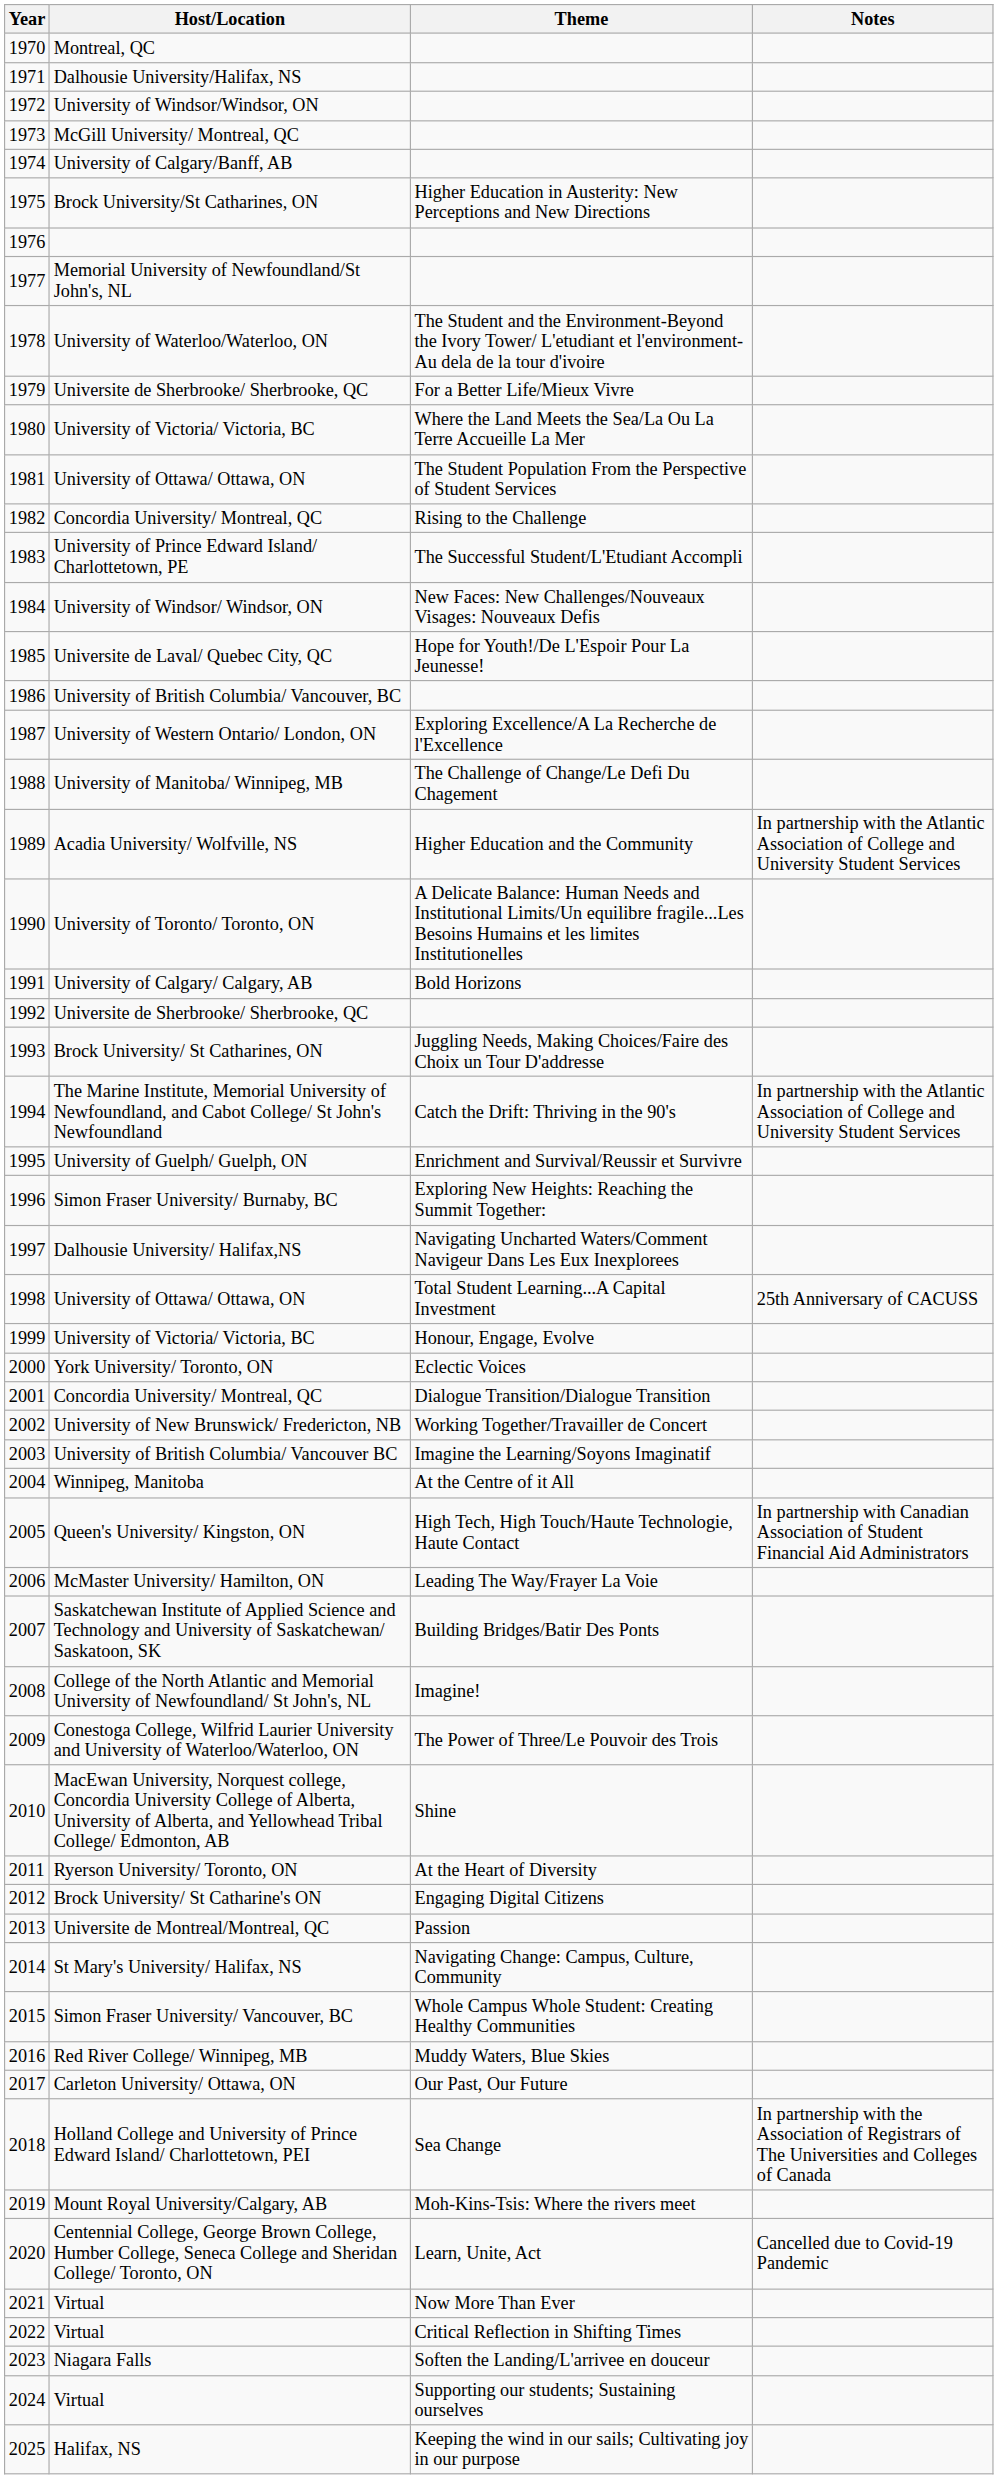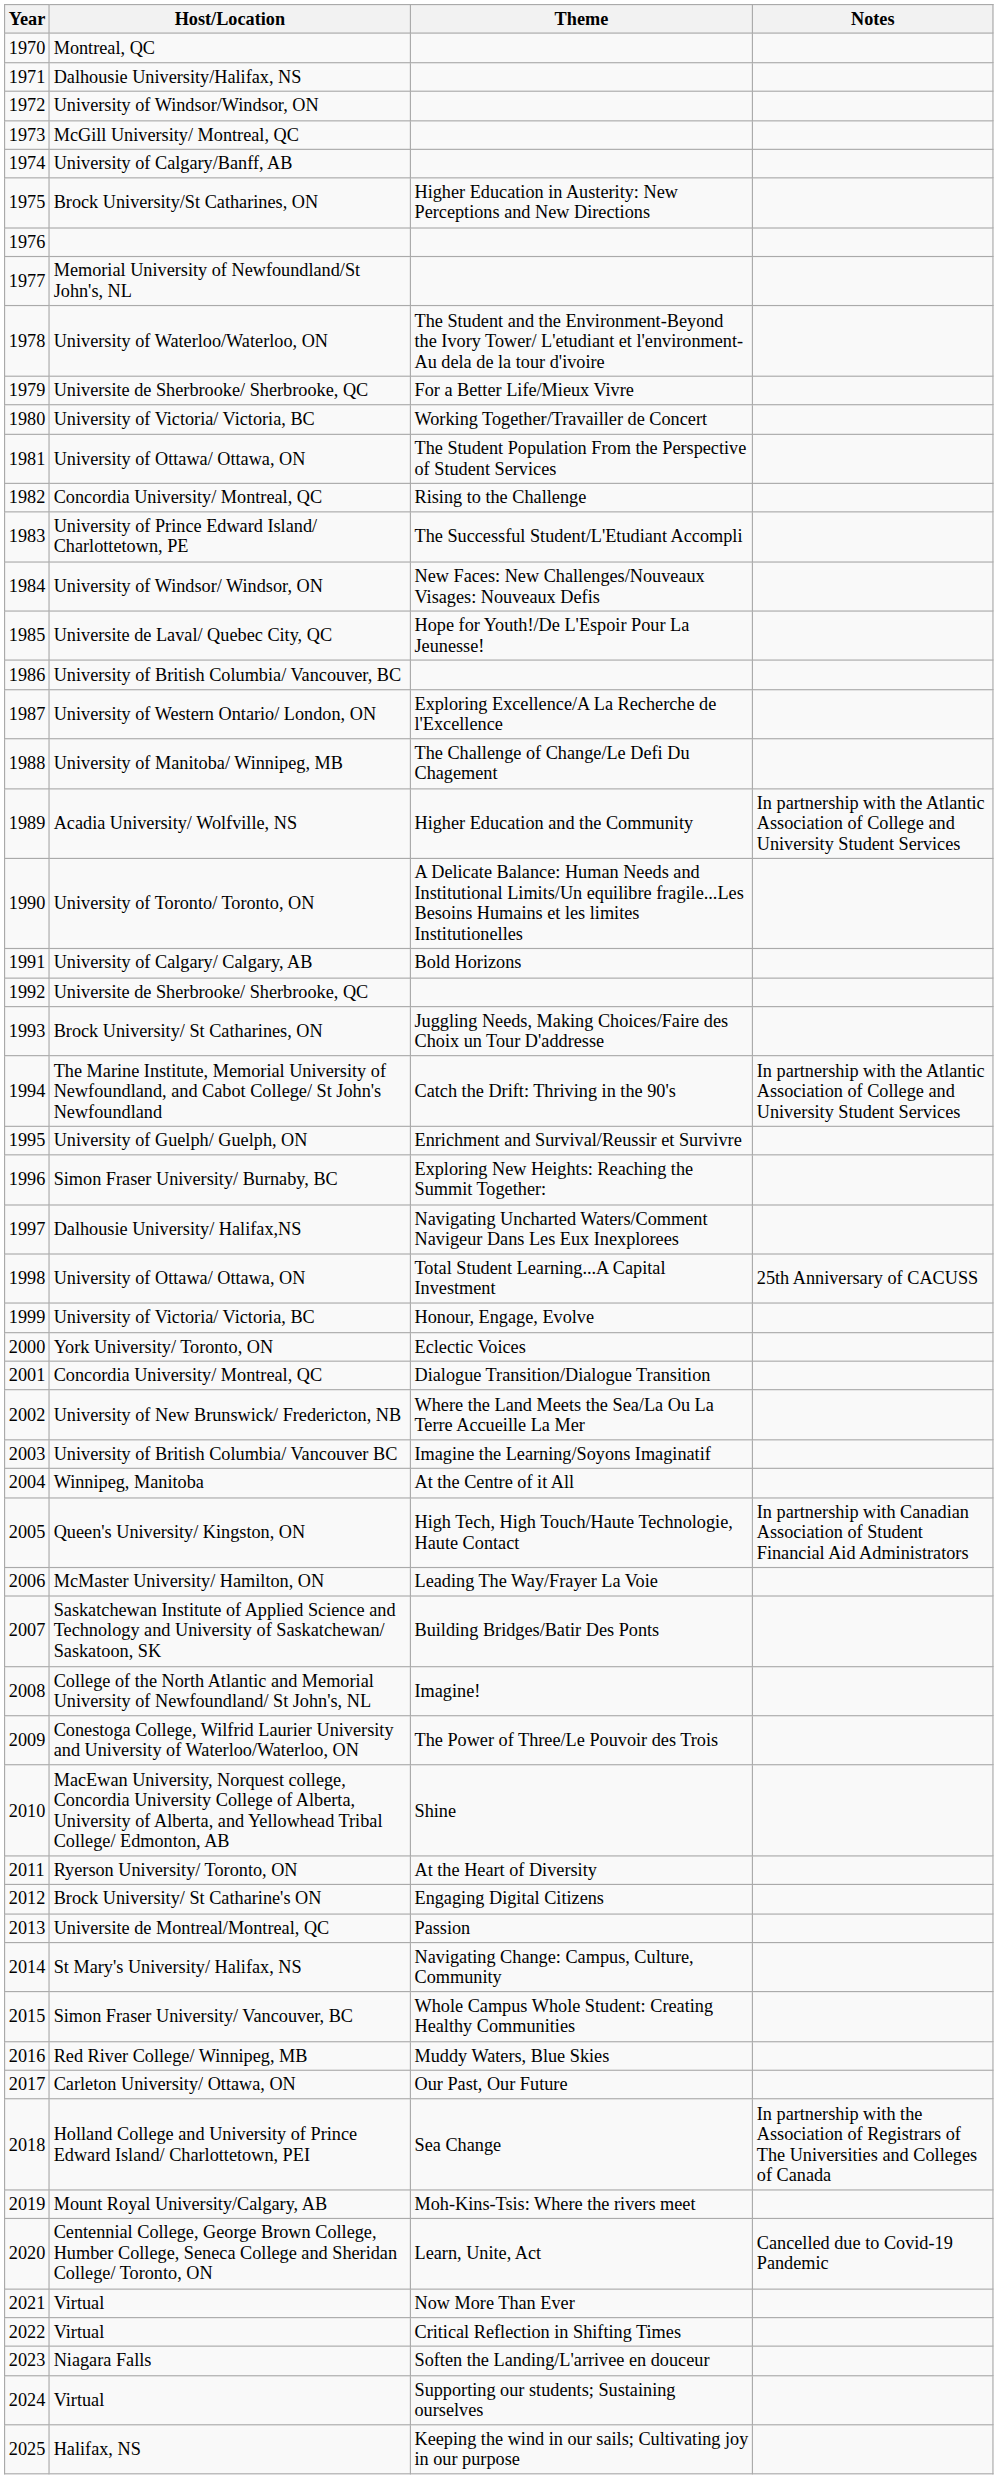(564, 429) Where the Land Meets the Sea/La Ou La Terre Accueille La Mer -> (561, 419) Working Together/Travailler de Concert
(561, 1425) Working Together/Travailler de Concert -> (564, 1414) Where the Land Meets the Sea/La Ou La Terre Accueille La Mer
